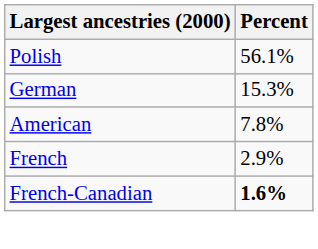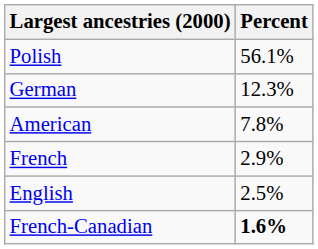(267, 90) 15.3% -> (267, 90) 12.3%
+ row: (41, 192)
